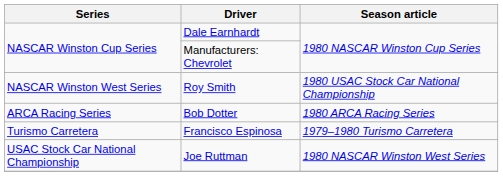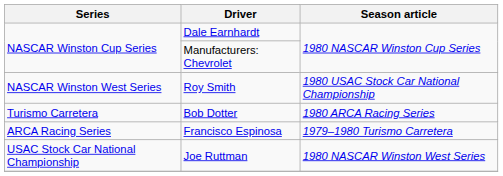(59, 112) ARCA Racing Series -> (53, 112) Turismo Carretera
(53, 131) Turismo Carretera -> (59, 131) ARCA Racing Series
